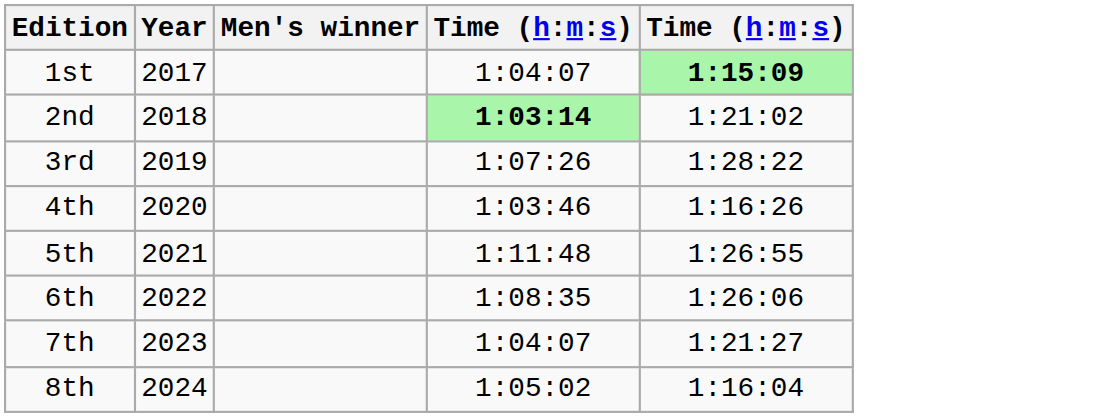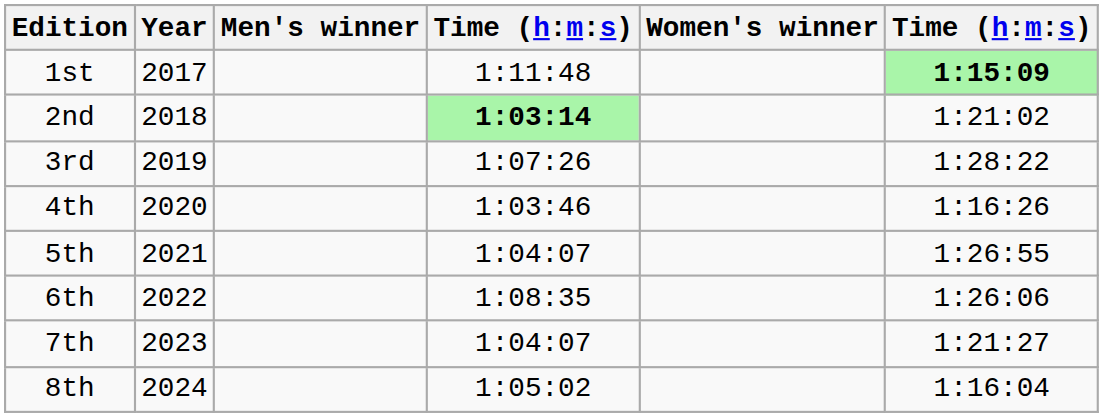+ column: (762, 28)
(533, 73) 1:04:07 -> (533, 73) 1:11:48
(533, 253) 1:11:48 -> (533, 253) 1:04:07
